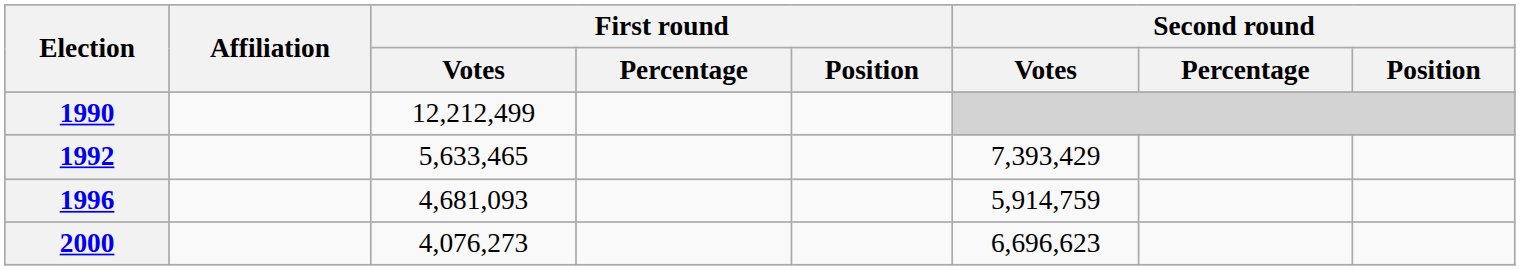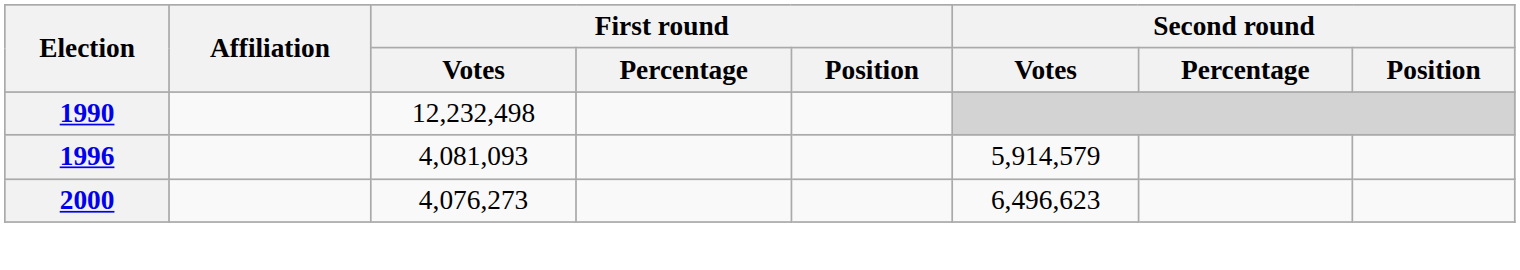(474, 112) 12,212,499 -> (474, 112) 12,232,498
- row: (87, 156)
(474, 199) 4,681,093 -> (474, 156) 4,081,093
(1046, 199) 5,914,759 -> (1046, 156) 5,914,579
(1046, 243) 6,696,623 -> (1046, 199) 6,496,623
